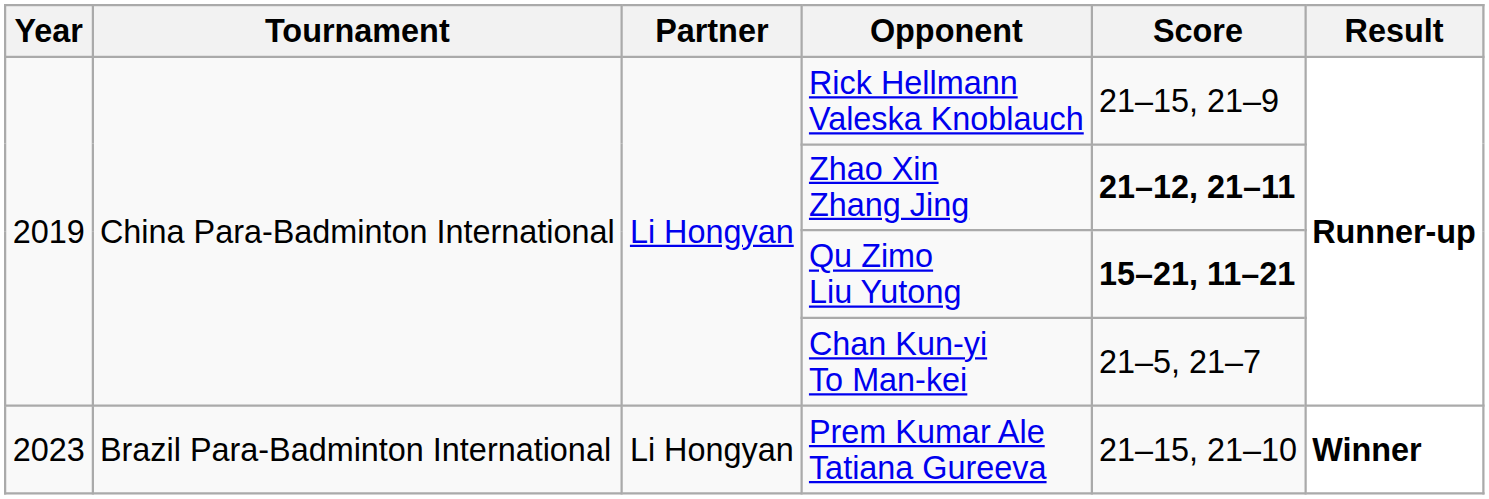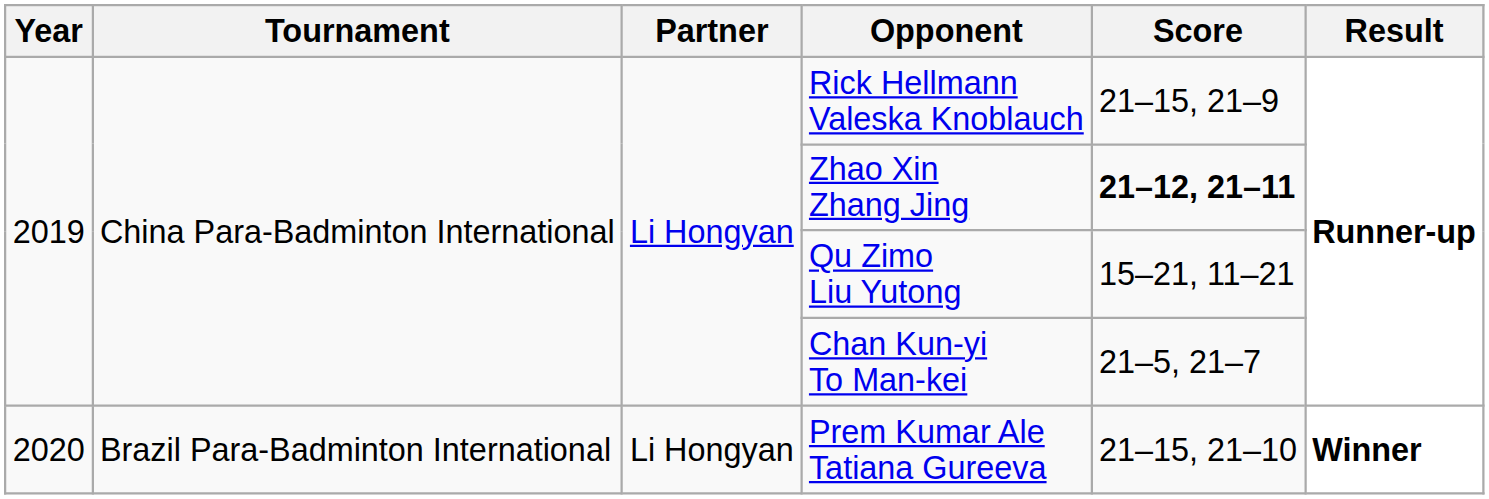(1197, 275) bold -> (1197, 275) normal
(49, 449) 2023 -> (49, 449) 2020
